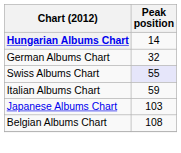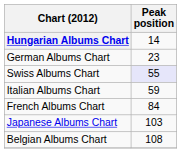(154, 57) 32 -> (154, 57) 23
+ row: (56, 106)
